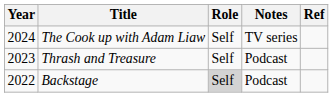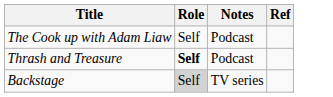- column: (21, 15)
(271, 37) TV series -> (232, 37) Podcast
(223, 59) normal -> (189, 59) bold
(266, 80) Podcast -> (237, 80) TV series
